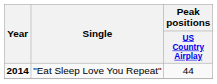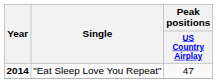(188, 71) 44 -> (188, 71) 47
